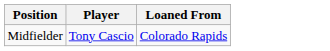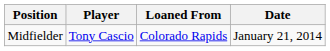+ column: (278, 14)
